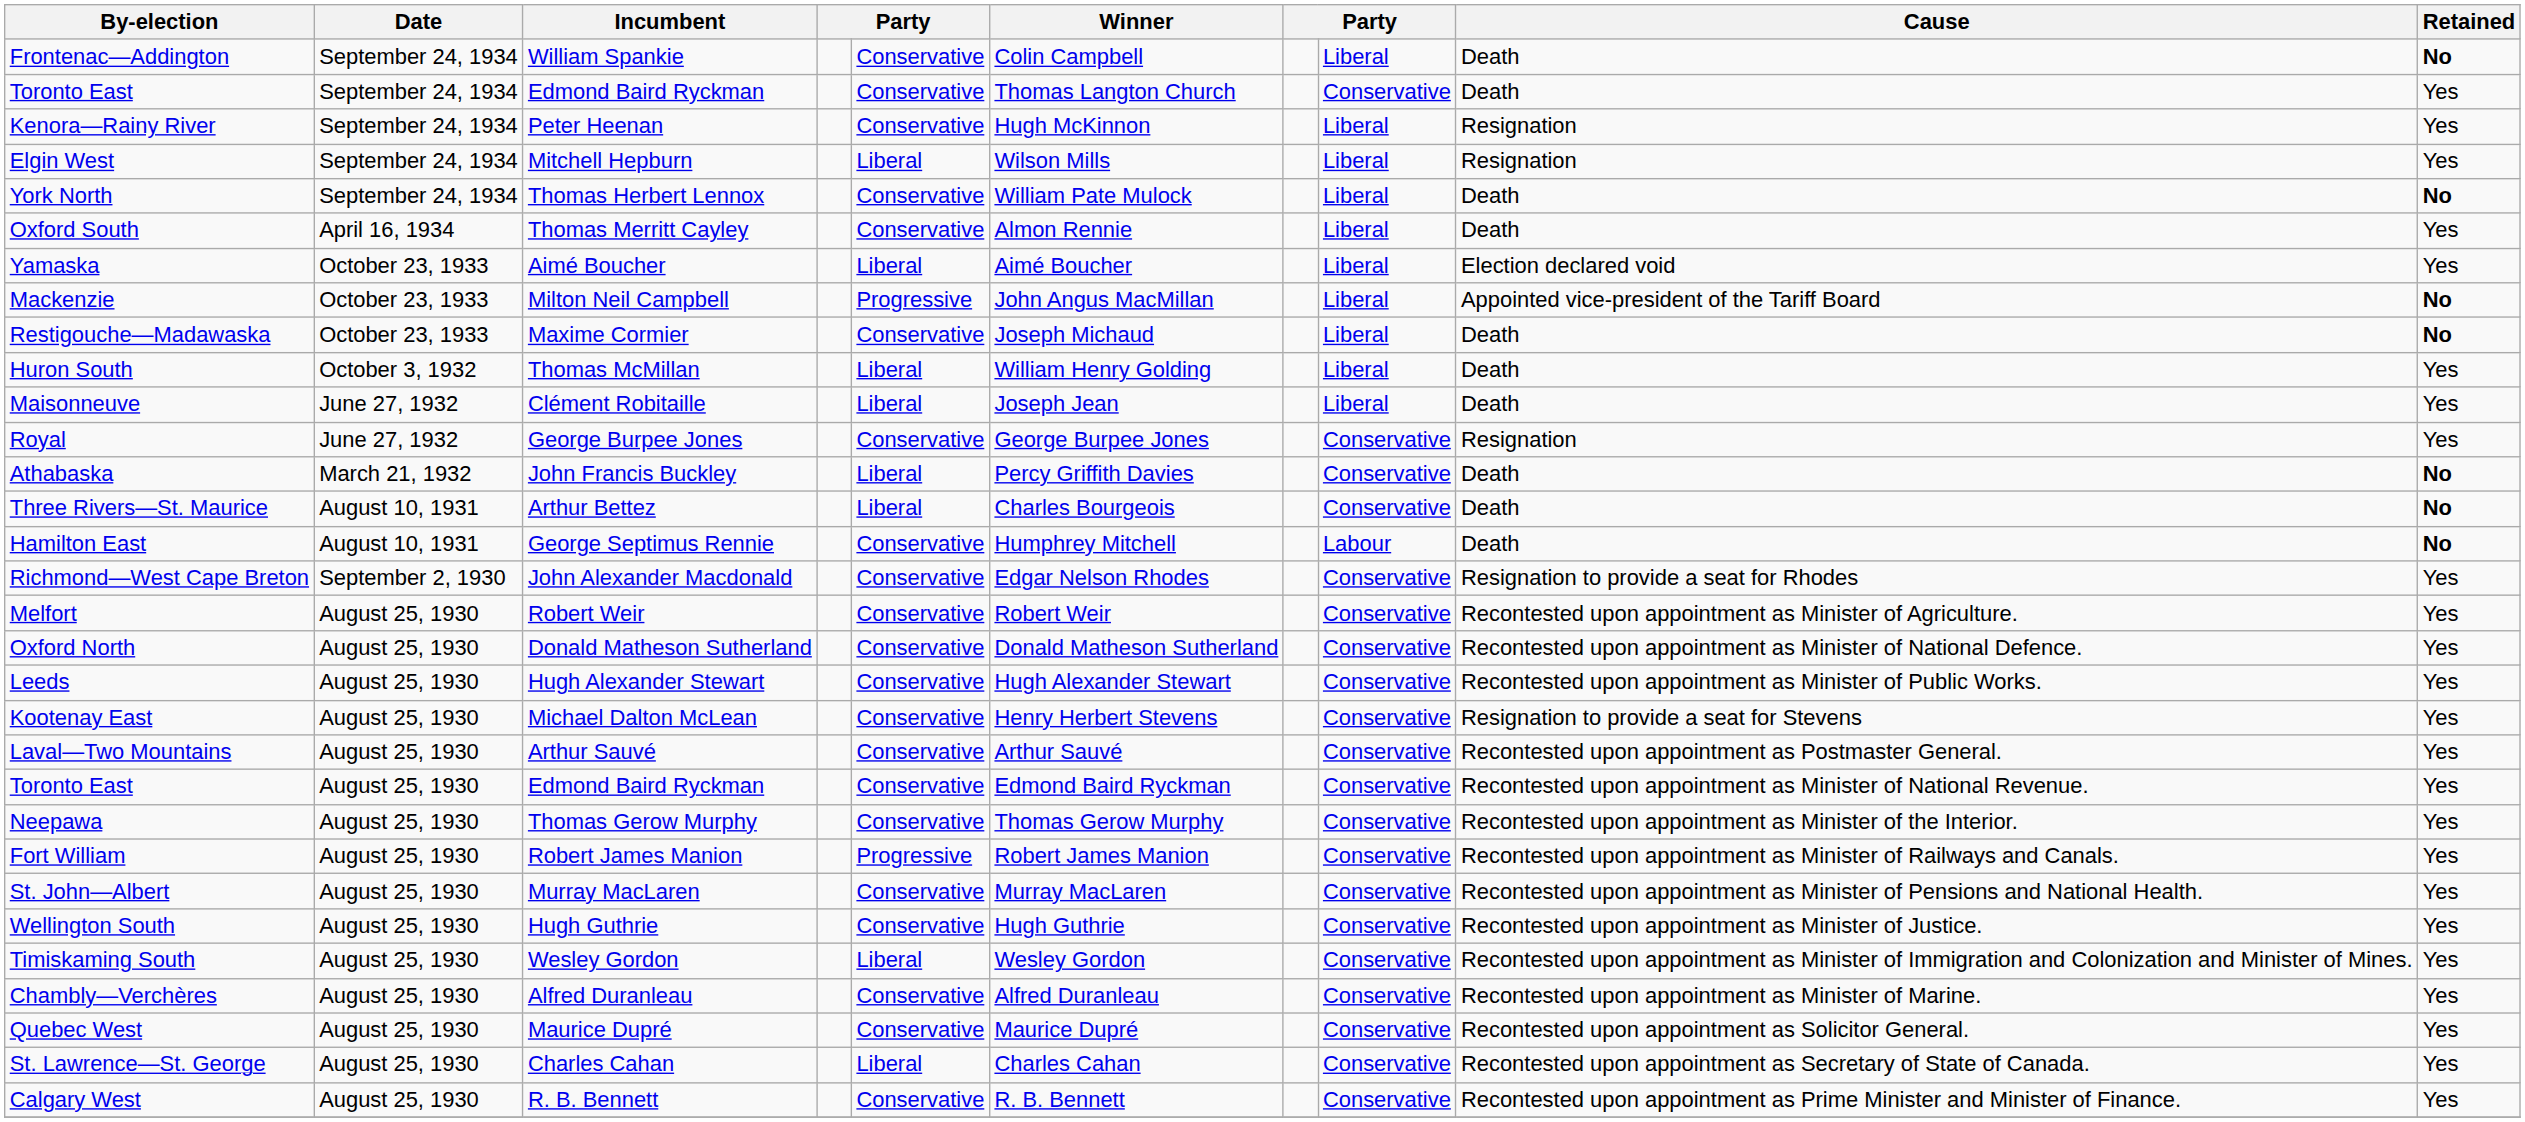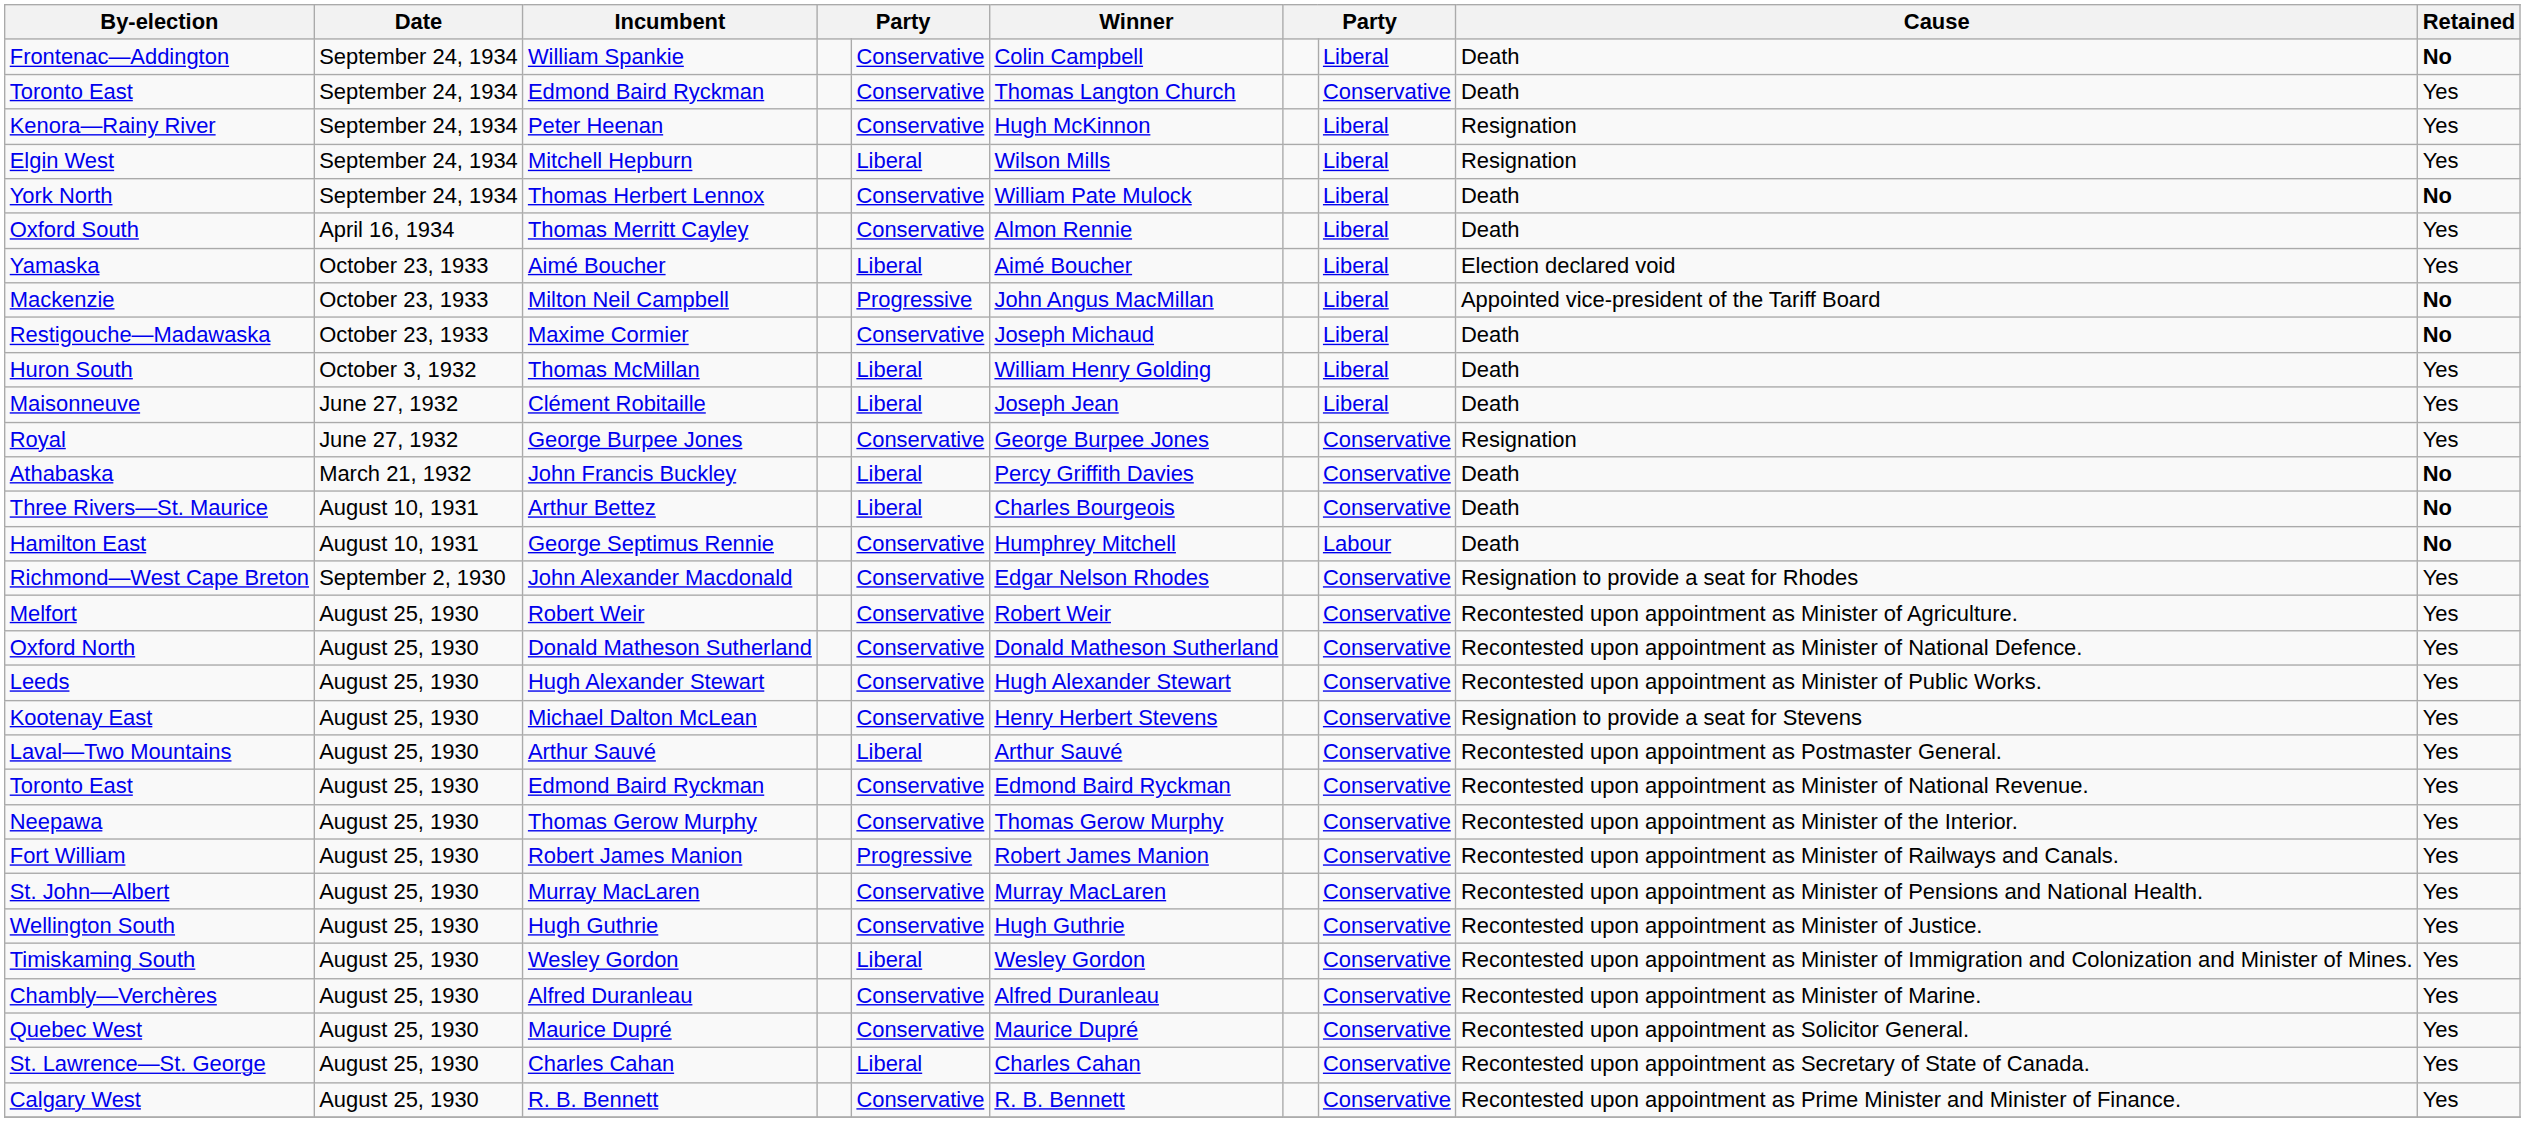(920, 751) Conservative -> (889, 751) Liberal
